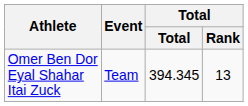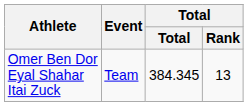(174, 76) 394.345 -> (174, 76) 384.345
